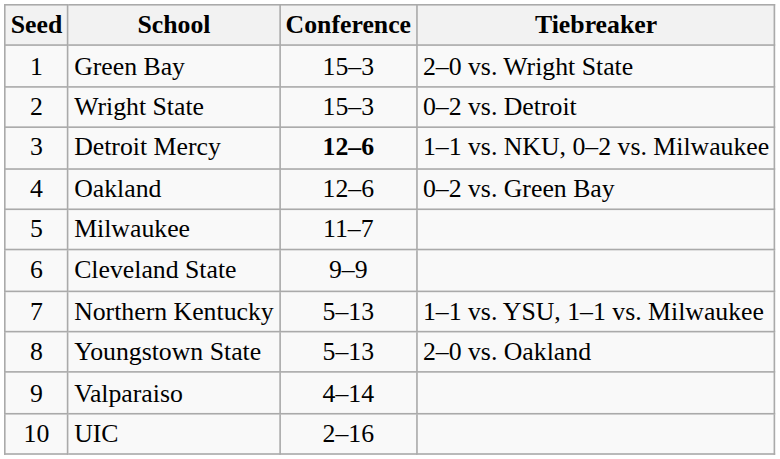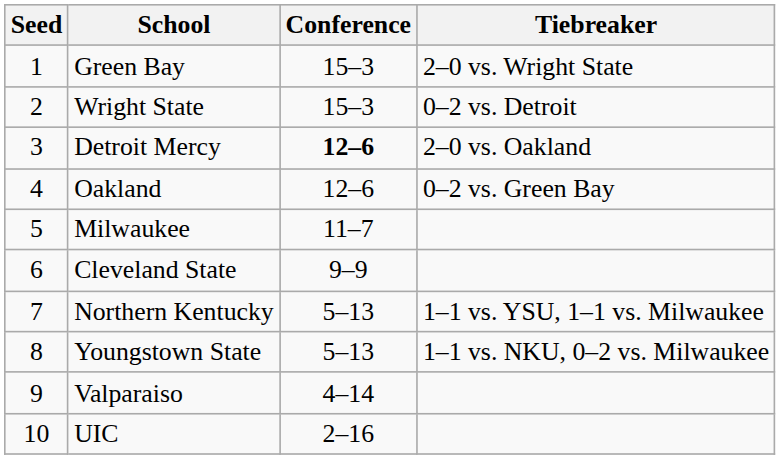(596, 147) 1–1 vs. NKU, 0–2 vs. Milwaukee -> (507, 147) 2–0 vs. Oakland
(507, 351) 2–0 vs. Oakland -> (596, 351) 1–1 vs. NKU, 0–2 vs. Milwaukee
